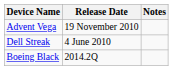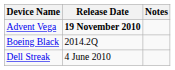(102, 27) normal -> (103, 27) bold
rows swapped: (28, 42) <-> (33, 57)
